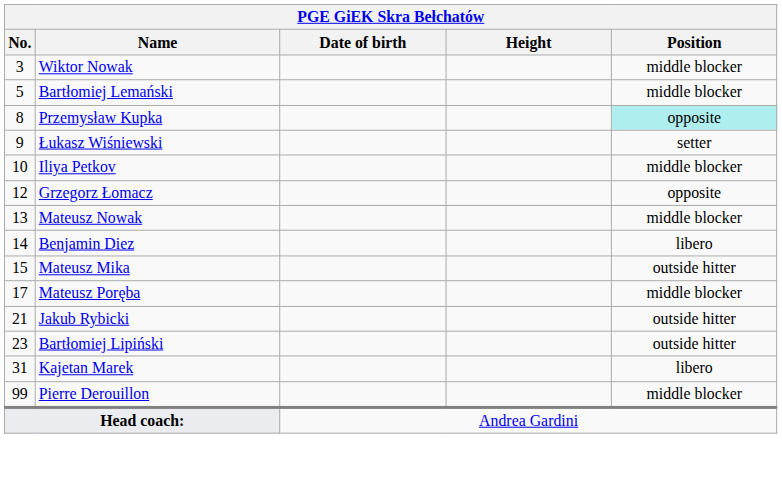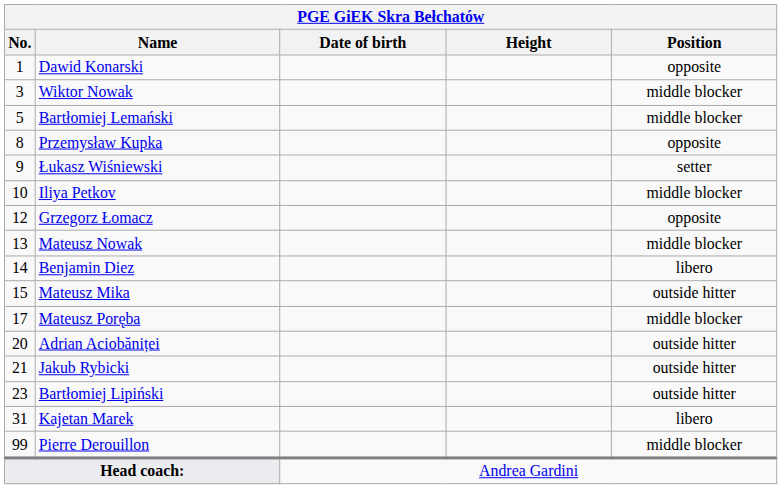+ row: (91, 67)
(694, 117) paleturquoise background -> (694, 142) no background
+ row: (99, 343)
